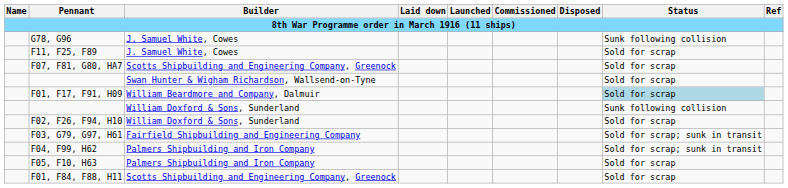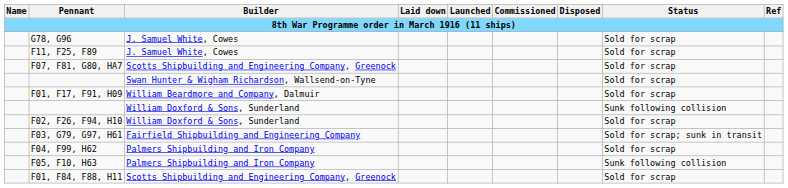(665, 39) Sunk following collision -> (640, 39) Sold for scrap
(640, 94) lightblue background -> (640, 94) no background
(683, 149) Sold for scrap; sunk in transit -> (640, 149) Sold for scrap
(640, 163) Sold for scrap -> (665, 163) Sunk following collision
